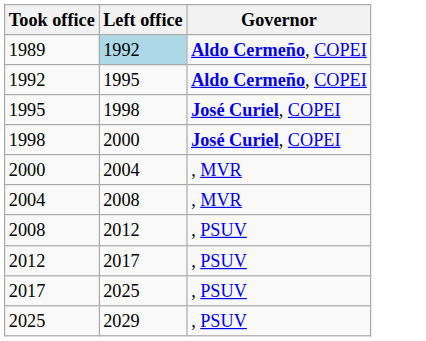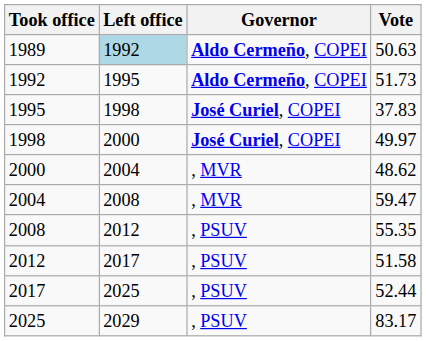+ column: (396, 19)
